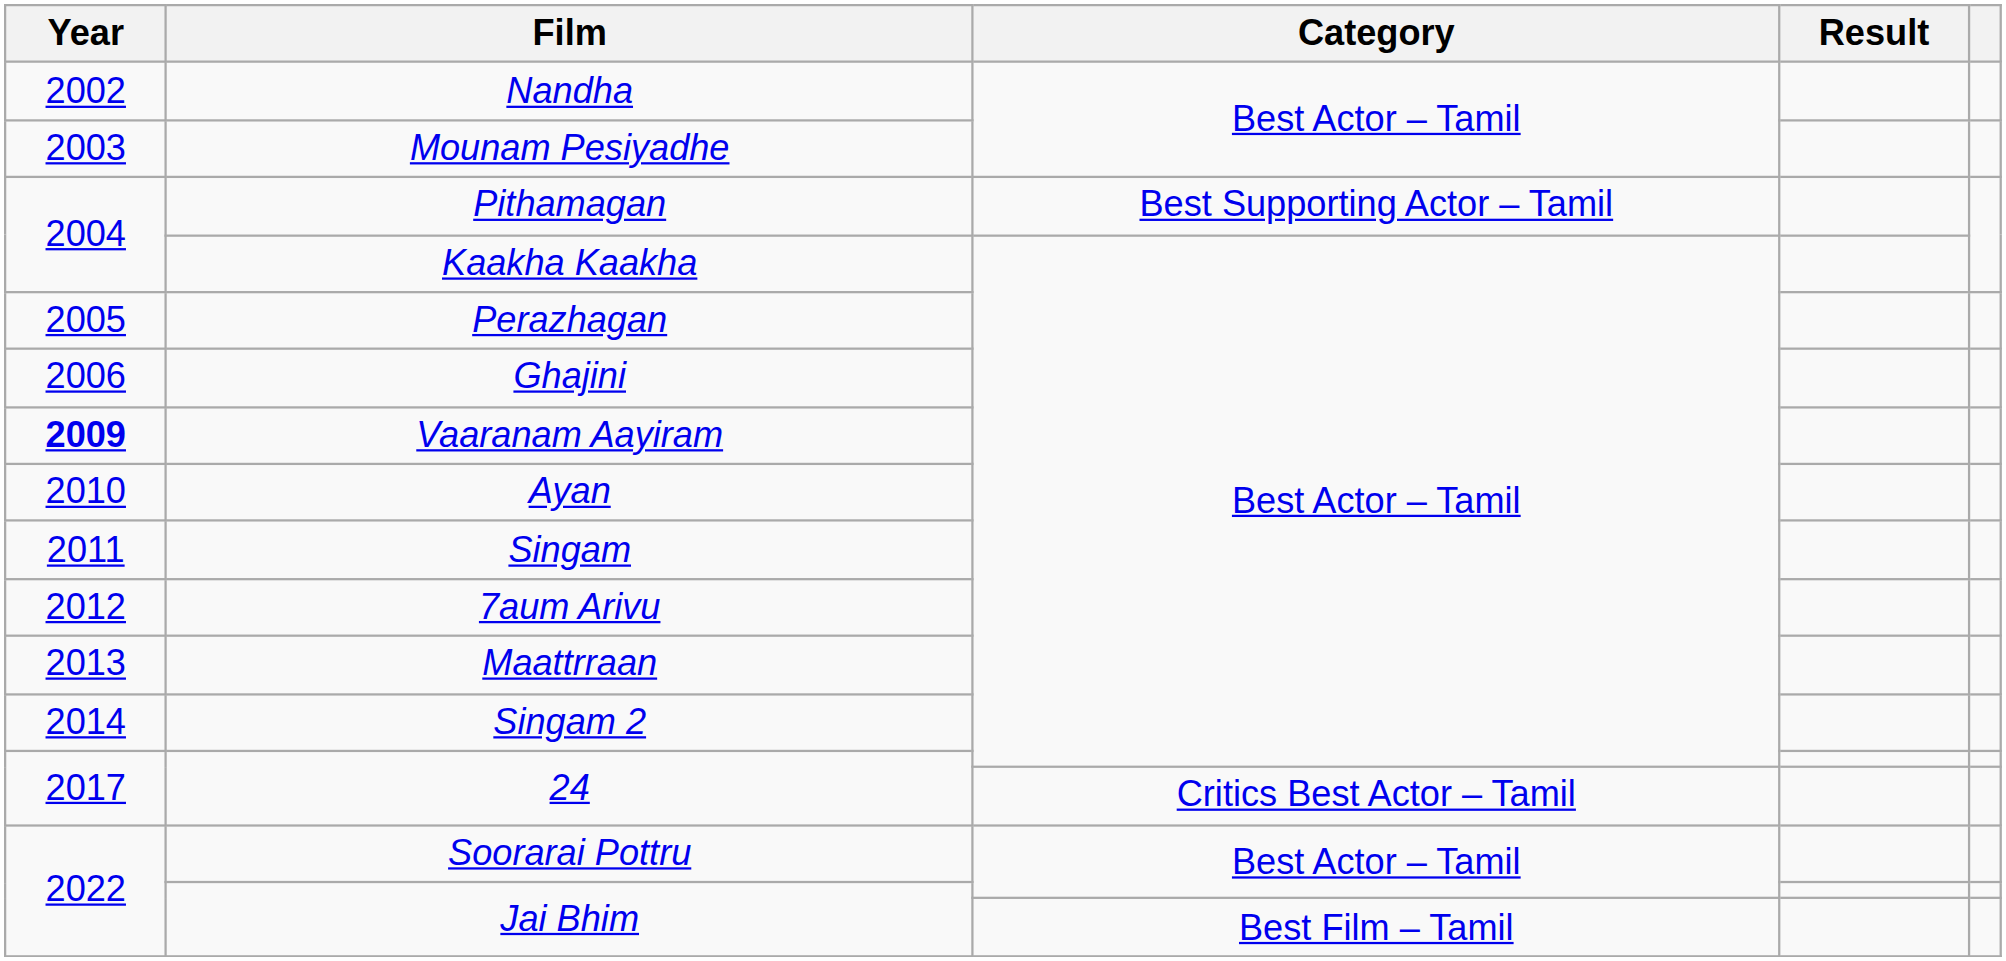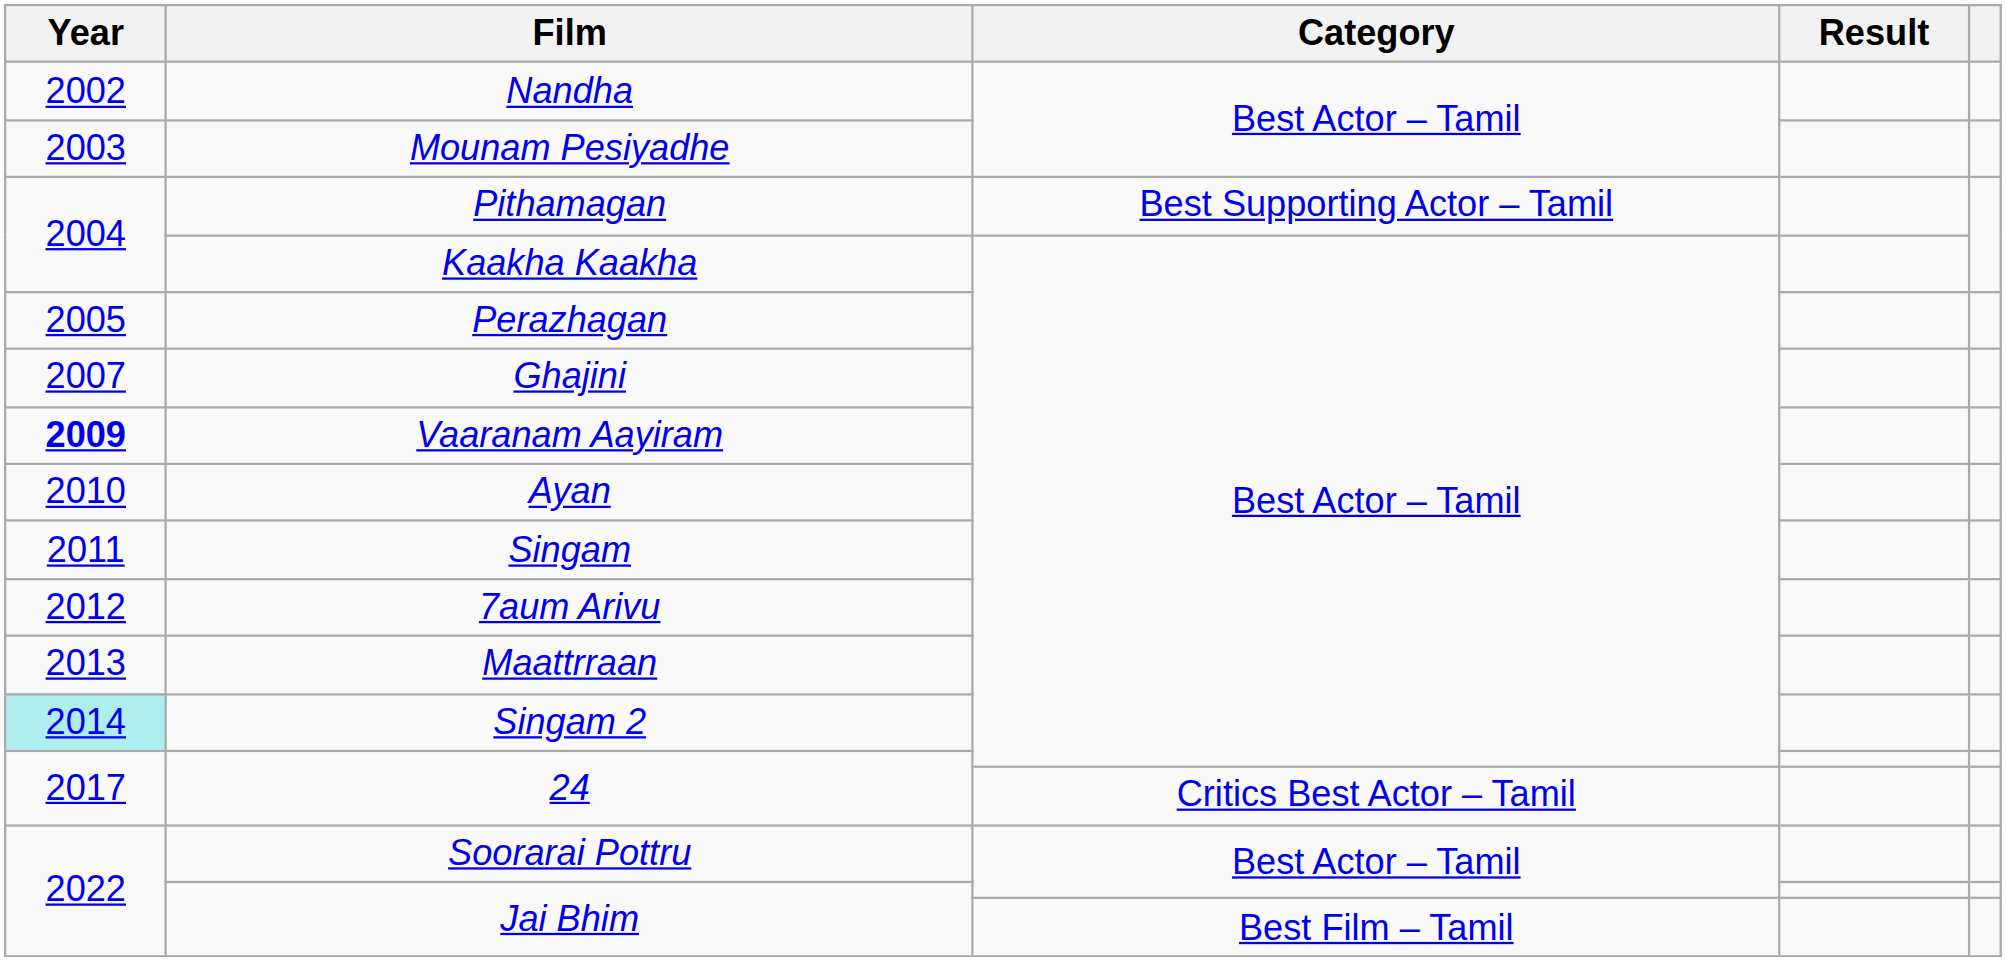(86, 377) 2006 -> (86, 377) 2007
(86, 721) no background -> (86, 721) paleturquoise background
